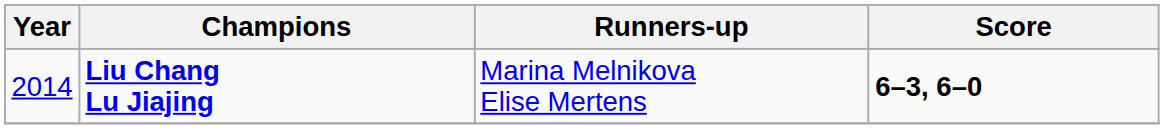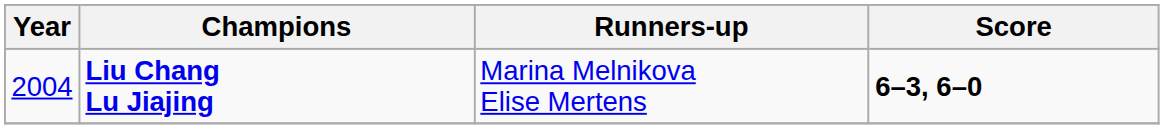(42, 86) 2014 -> (42, 86) 2004
